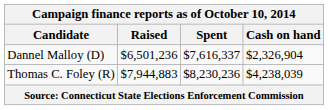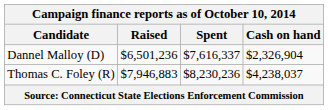(149, 74) $7,944,883 -> (149, 74) $7,946,883
(274, 74) $4,238,039 -> (274, 74) $4,238,037
